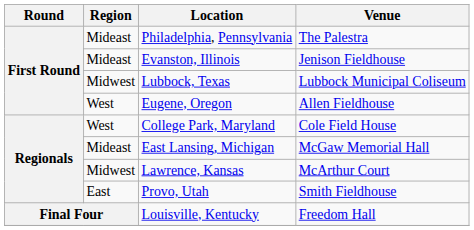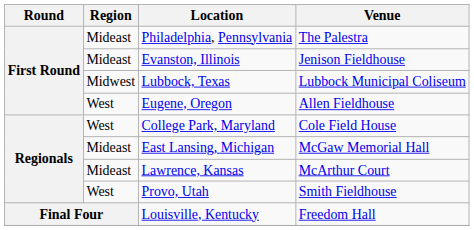(111, 170) Midwest -> (109, 170) Mideast
(98, 192) East -> (100, 192) West
